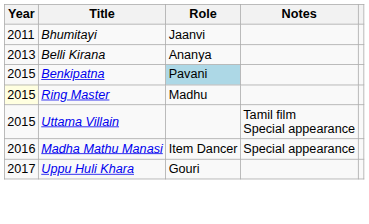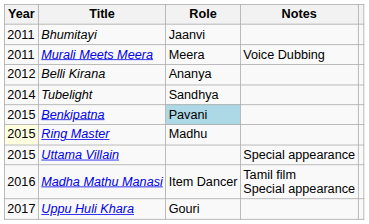+ row: (97, 54)
(21, 54) 2013 -> (21, 74) 2012
+ row: (67, 94)
(299, 121) Tamil film Special appearance -> (299, 154) Special appearance
(299, 149) Special appearance -> (299, 182) Tamil film Special appearance
